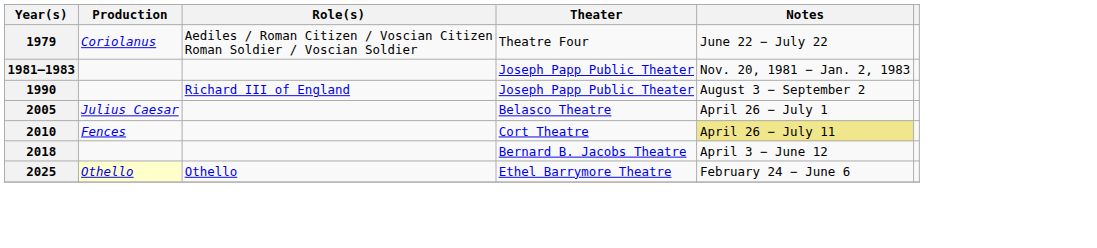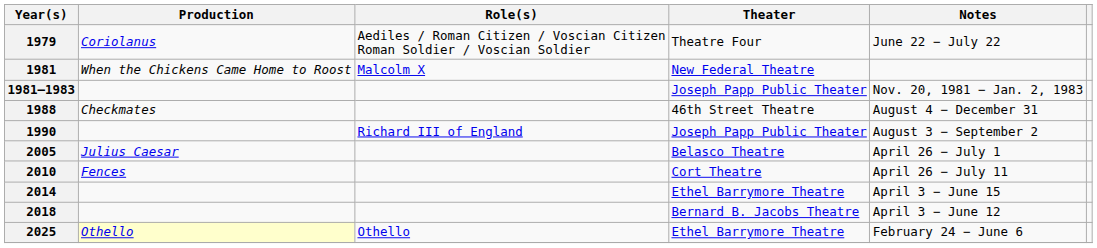+ row: (41, 70)
+ row: (41, 110)
(768, 131) khaki background -> (940, 171) no background
+ row: (41, 192)
